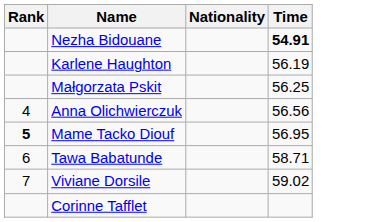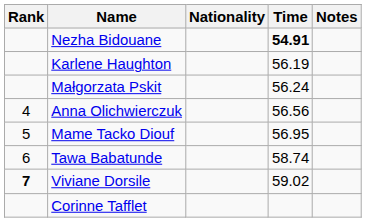+ column: (337, 16)
(291, 87) 56.25 -> (291, 87) 56.24
(26, 134) bold -> (26, 134) normal
(291, 158) 58.71 -> (291, 158) 58.74
(26, 182) normal -> (26, 182) bold
